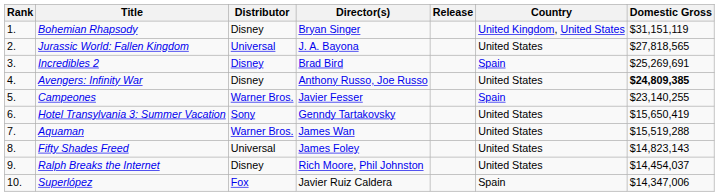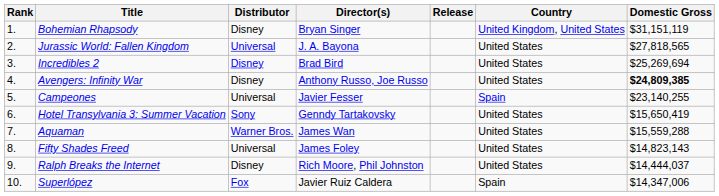(492, 64) Spain -> (510, 64) United States
(660, 64) $25,269,691 -> (660, 64) $25,269,694
(262, 98) Warner Bros. -> (253, 98) Universal
(660, 132) $15,519,288 -> (660, 132) $15,559,288
(660, 166) $14,454,037 -> (660, 166) $14,444,037
